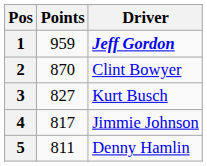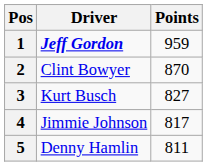columns swapped: (146, 17) <-> (63, 17)
